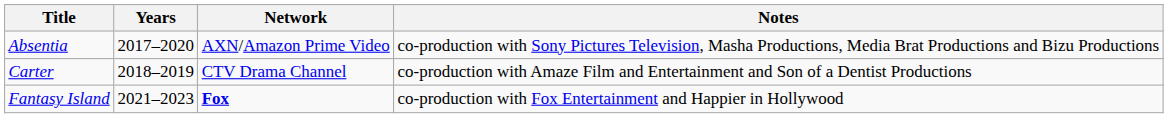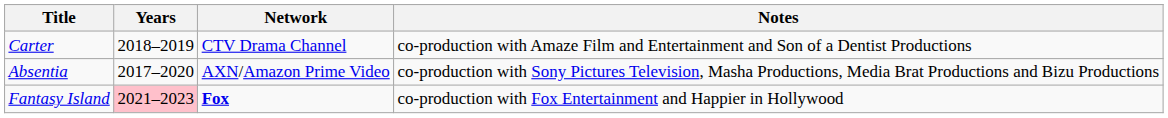rows swapped: (38, 44) <-> (31, 71)
(156, 98) no background -> (156, 98) pink background
